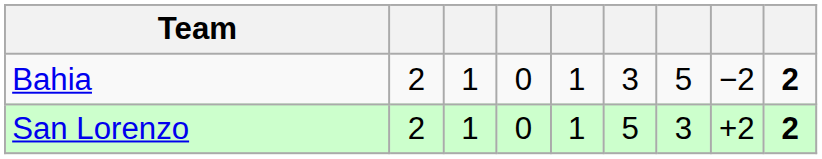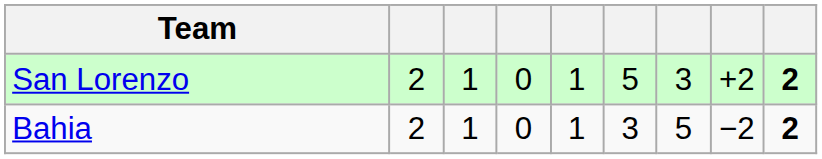rows swapped: (101, 128) <-> (52, 78)
